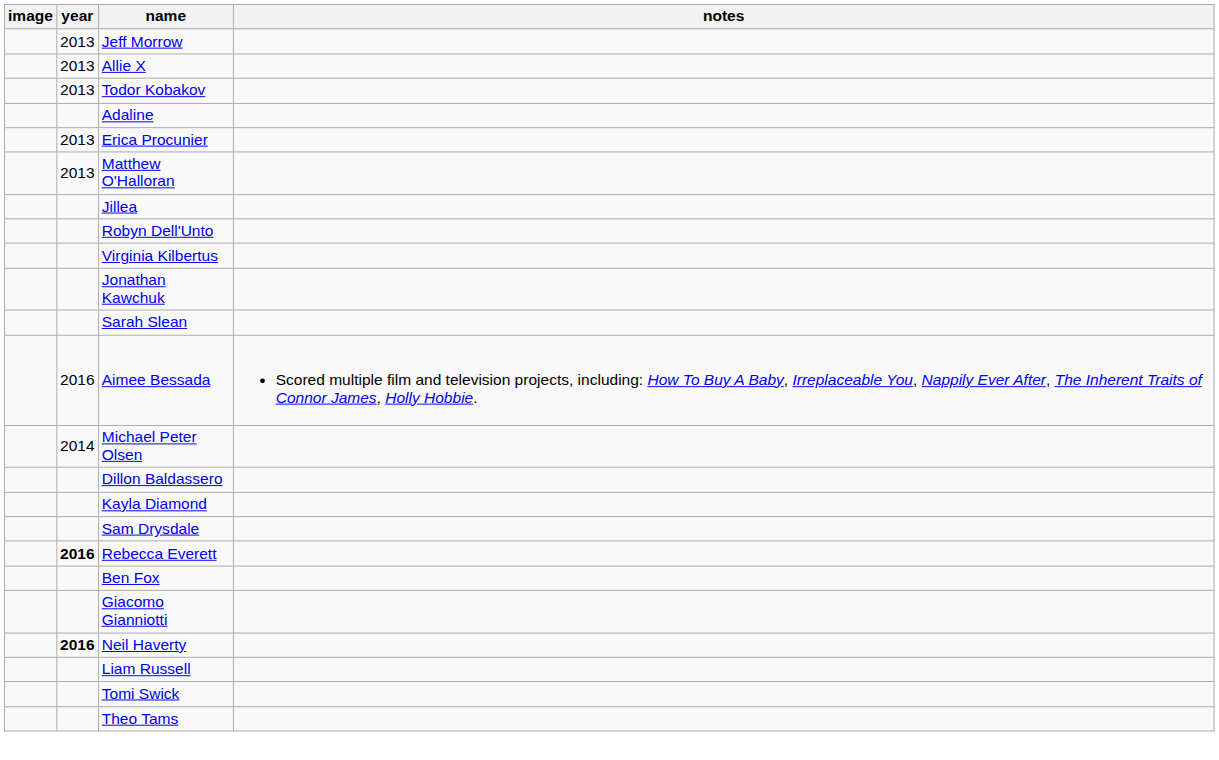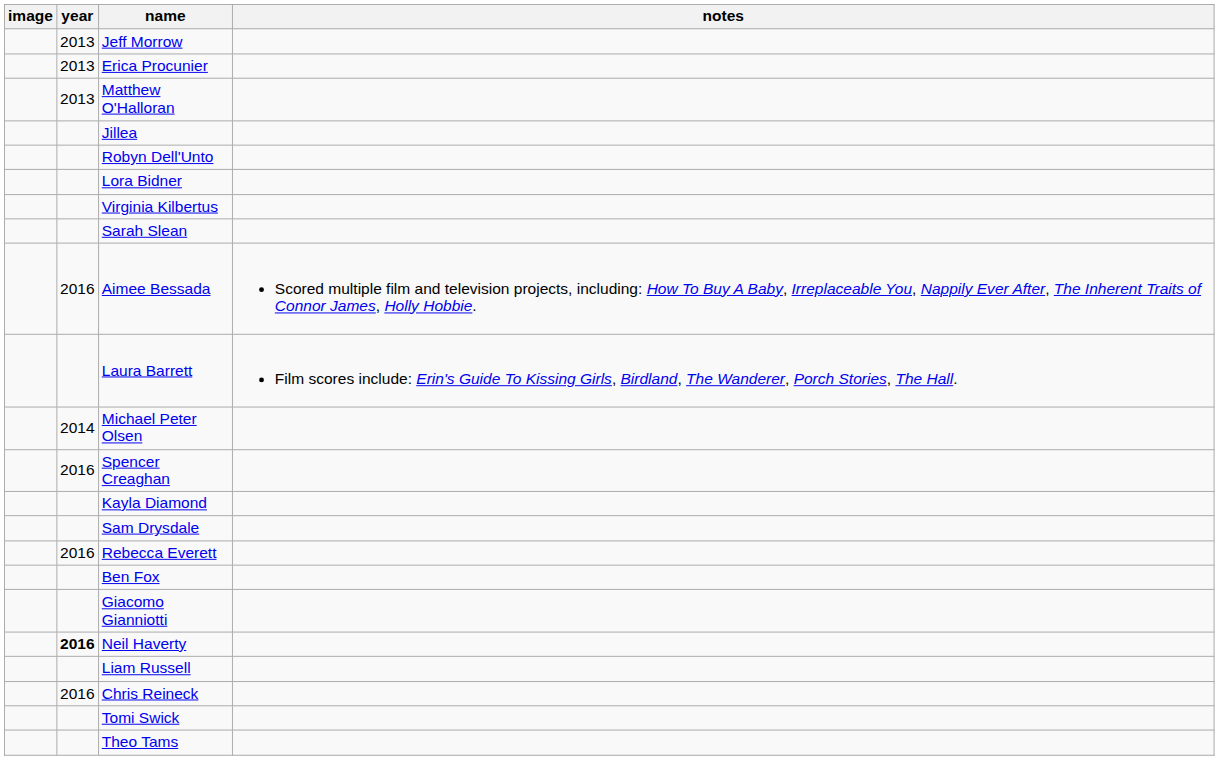- row: (124, 66)
- row: (154, 90)
- row: (128, 115)
+ row: (142, 181)
- row: (134, 289)
+ row: (147, 370)
- row: (162, 479)
+ row: (136, 470)
(77, 553) bold -> (77, 552) normal
+ row: (150, 693)
